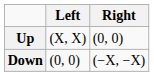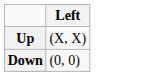- column: (119, 15)
